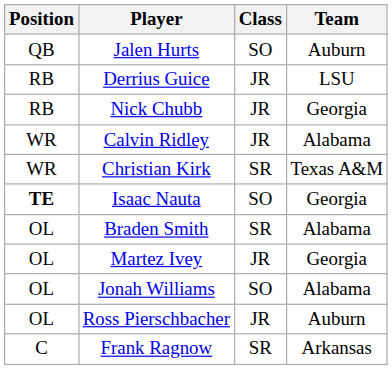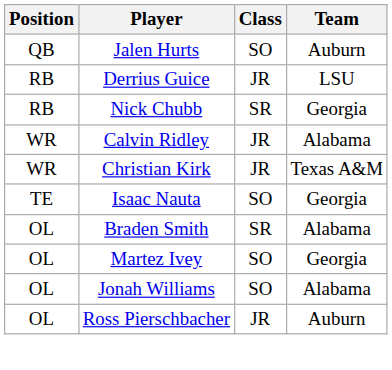(260, 109) JR -> (260, 109) SR
(260, 169) SR -> (260, 169) JR
(41, 199) bold -> (41, 199) normal
(260, 259) JR -> (260, 259) SO
- row: (156, 348)
